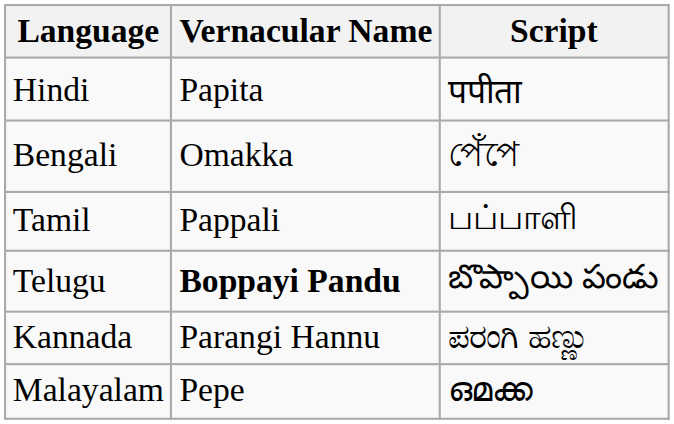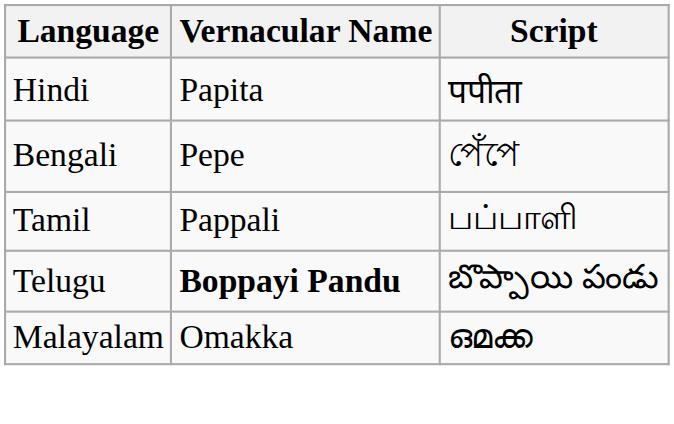(236, 155) Omakka -> (212, 155) Pepe
- row: (72, 337)
(212, 390) Pepe -> (236, 337) Omakka
